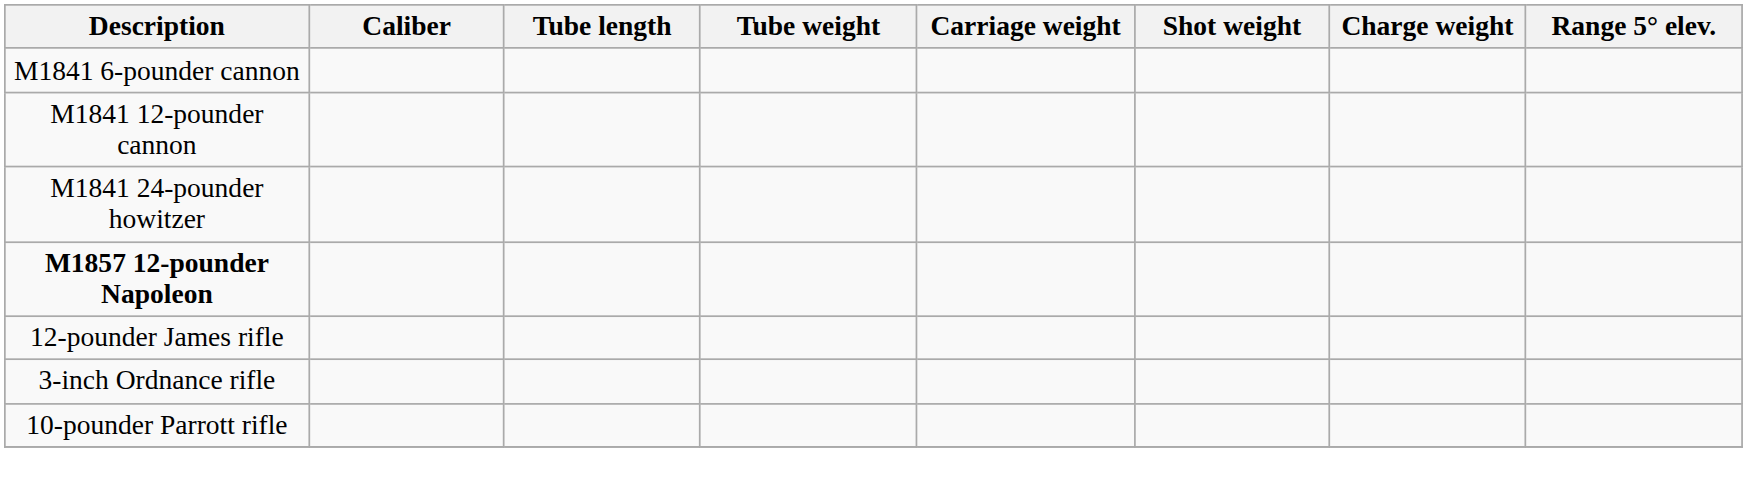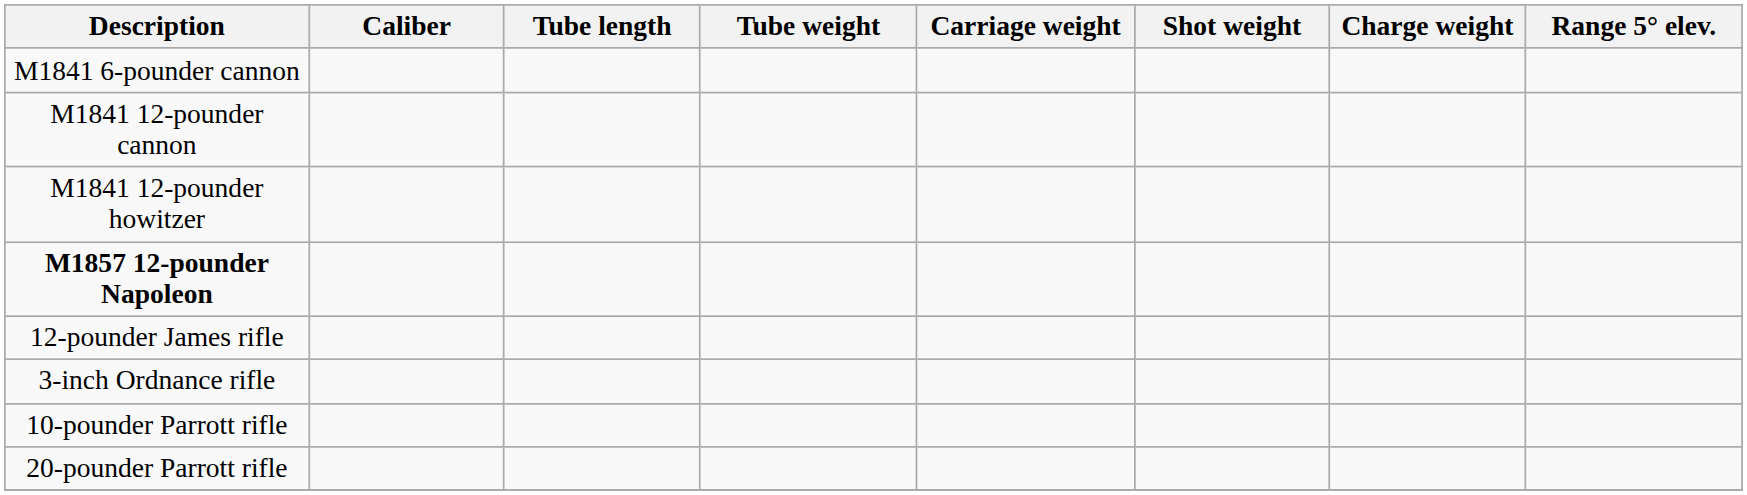+ row: (157, 203)
- row: (157, 203)
+ row: (157, 468)
